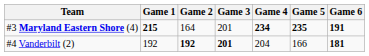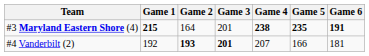(262, 28) 234 -> (262, 28) 238
(187, 43) 192 -> (187, 43) 193
(262, 43) 204 -> (262, 43) 207
(337, 43) bold -> (337, 43) normal
